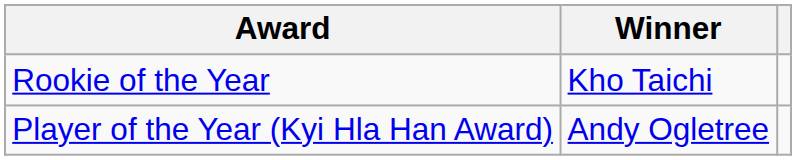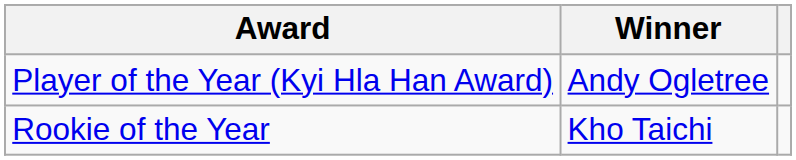rows swapped: (283, 129) <-> (141, 79)
